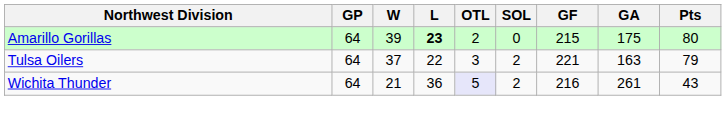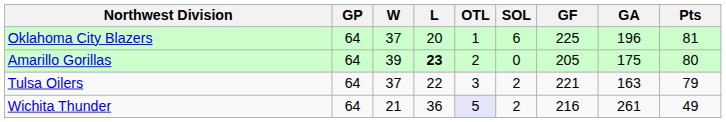+ row: (80, 38)
(568, 38) 215 -> (568, 60) 205
(690, 83) 43 -> (690, 106) 49
